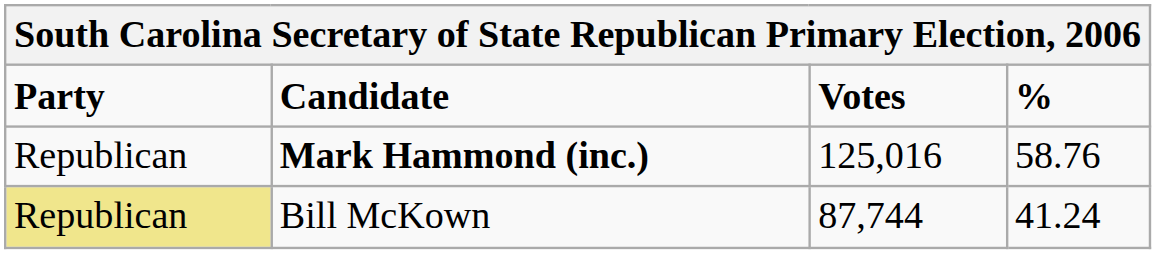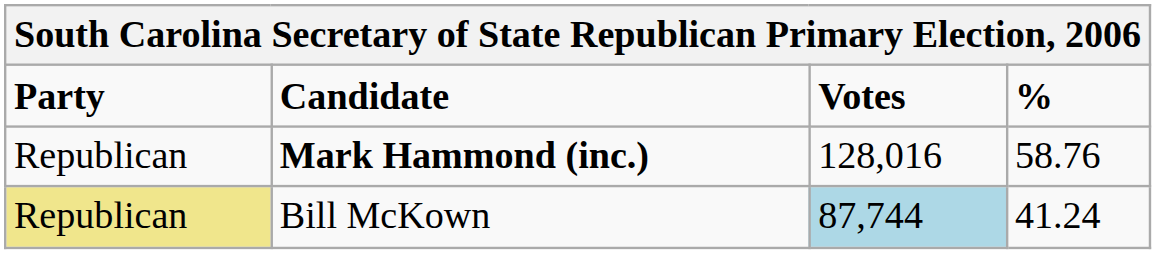(880, 155) 125,016 -> (880, 155) 128,016
(871, 215) no background -> (871, 215) lightblue background
